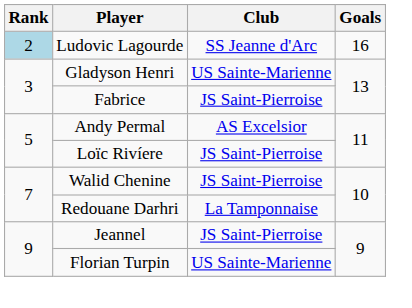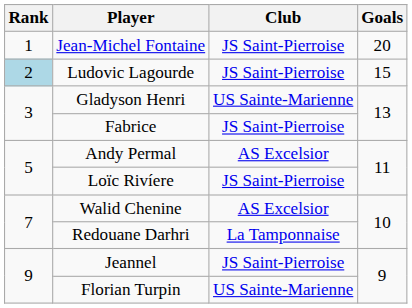+ row: (131, 45)
(261, 45) SS Jeanne d'Arc -> (283, 72) JS Saint-Pierroise
(360, 45) 16 -> (382, 72) 15
(261, 180) JS Saint-Pierroise -> (283, 208) AS Excelsior
